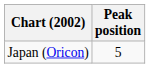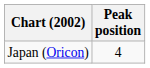(118, 52) 5 -> (118, 52) 4
